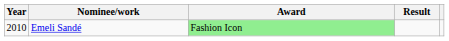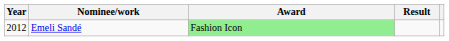(17, 28) 2010 -> (17, 28) 2012
